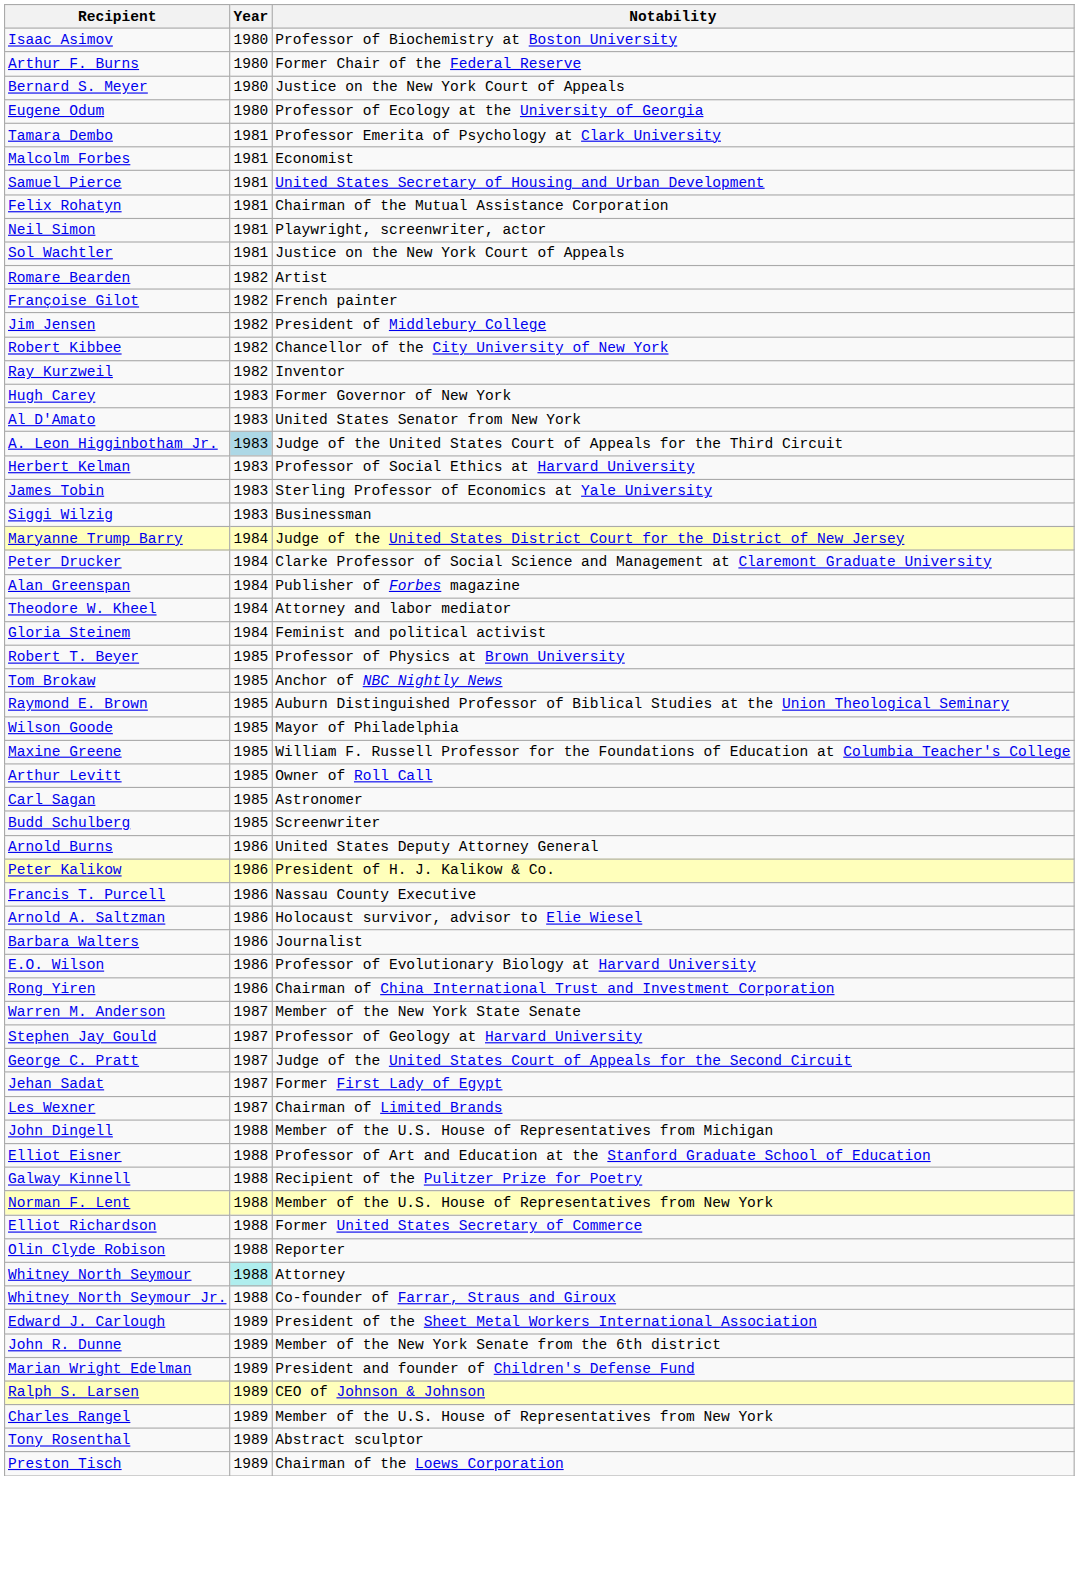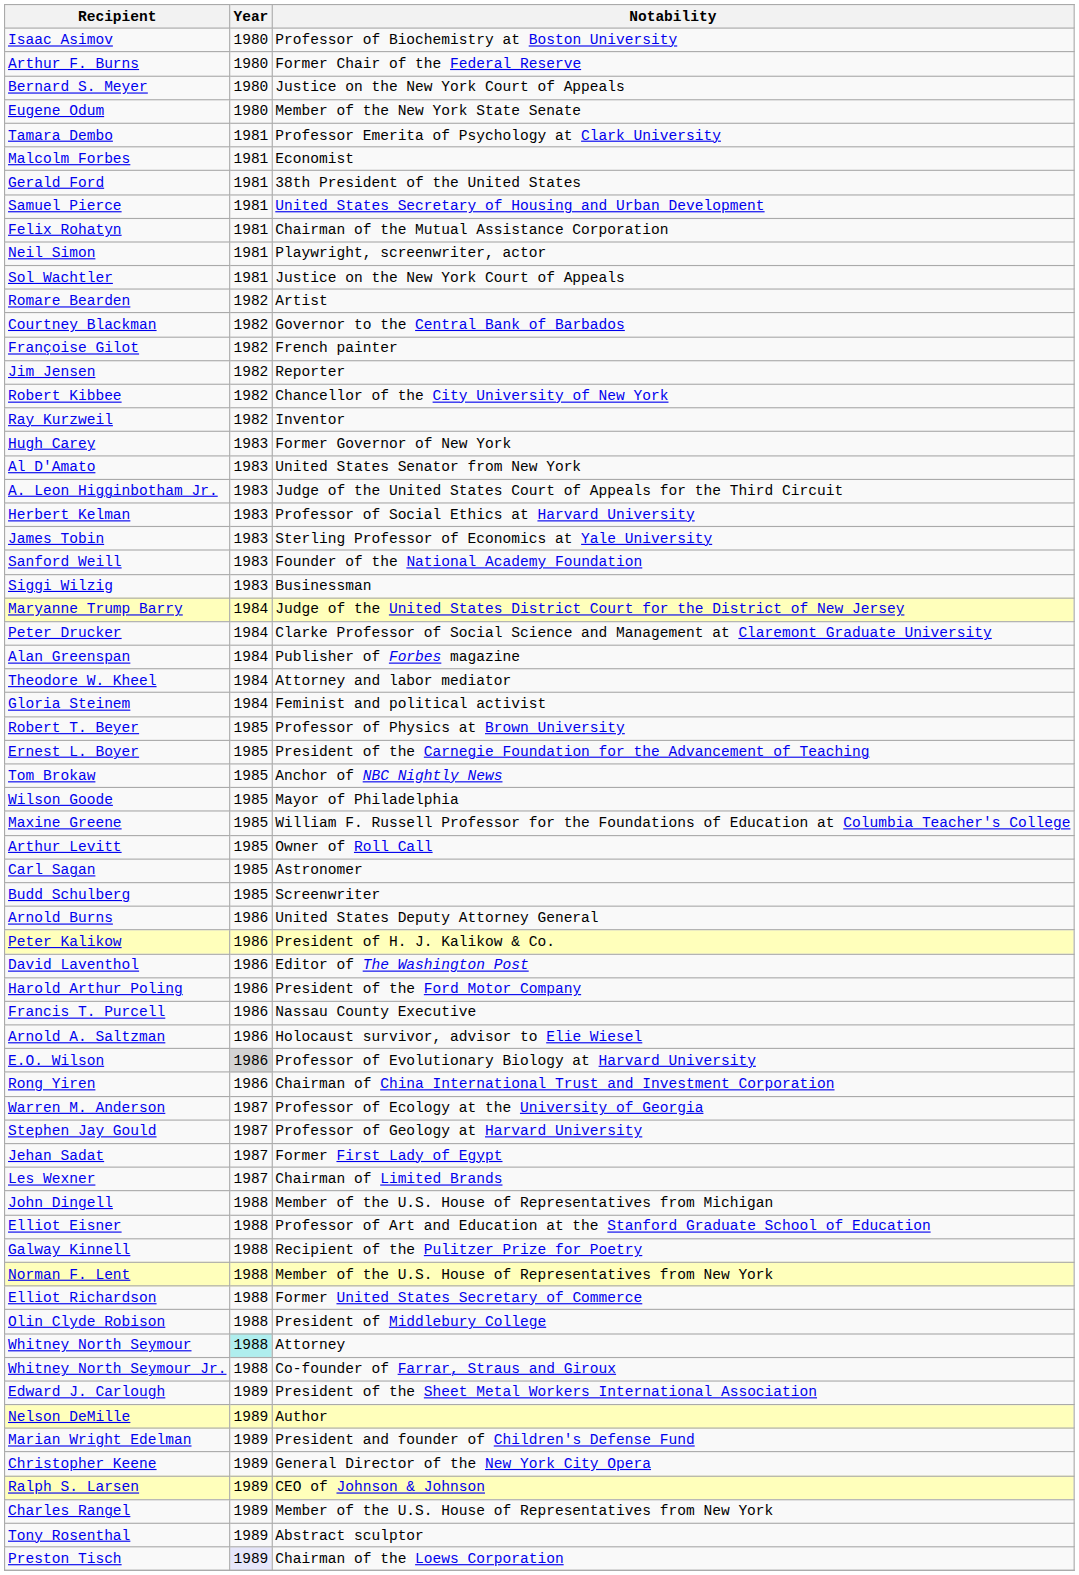(489, 111) Professor of Ecology at the University of Georgia -> (428, 111) Member of the New York State Senate
+ row: (56, 183)
+ row: (82, 325)
(411, 325) President of Middlebury College -> (310, 372) Reporter
(251, 444) lightblue background -> (251, 491) no background
+ row: (65, 562)
+ row: (74, 752)
- row: (78, 705)
+ row: (74, 966)
+ row: (95, 989)
- row: (74, 942)
(251, 966) no background -> (251, 1061) lightgrey background
(428, 1013) Member of the New York State Senate -> (489, 1108) Professor of Ecology at the University of Georgia
- row: (74, 1061)
(310, 1250) Reporter -> (411, 1322) President of Middlebury College
+ row: (69, 1416)
- row: (65, 1345)
+ row: (82, 1464)
(251, 1464) no background -> (251, 1559) lavender background
